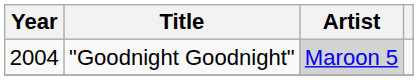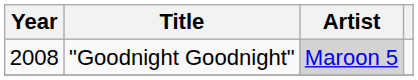(34, 57) 2004 -> (34, 57) 2008
